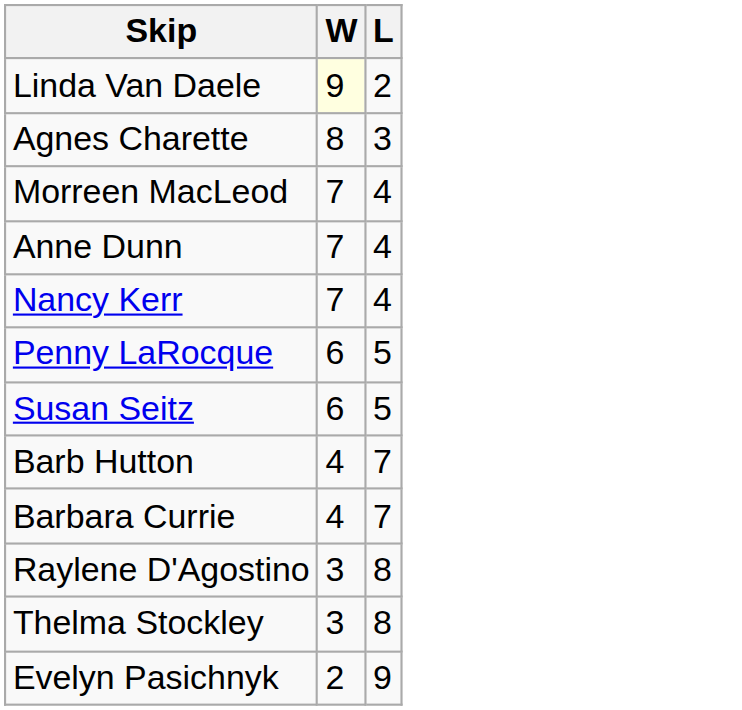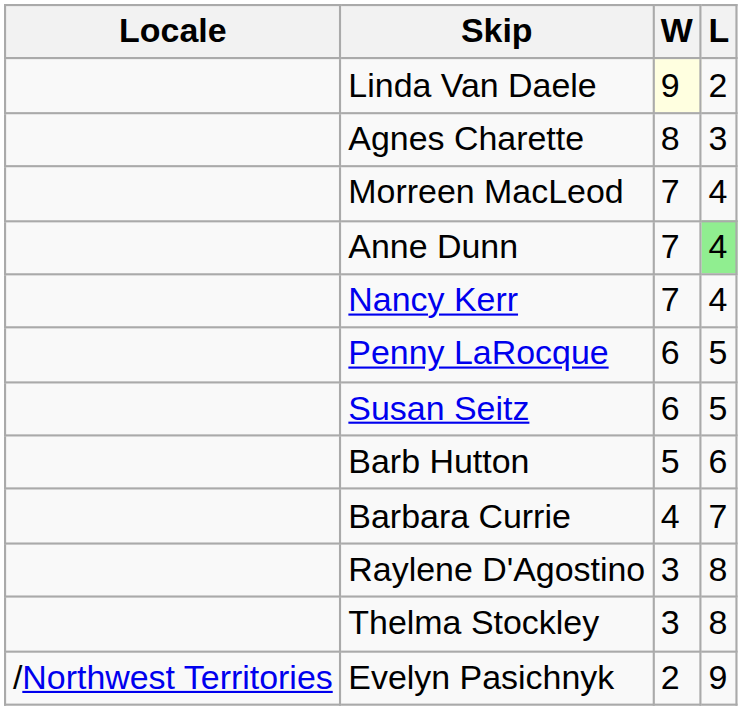+ column: (173, 31)
(382, 246) no background -> (718, 246) lightgreen background
(335, 461) 4 -> (670, 461) 5
(382, 461) 7 -> (718, 461) 6
